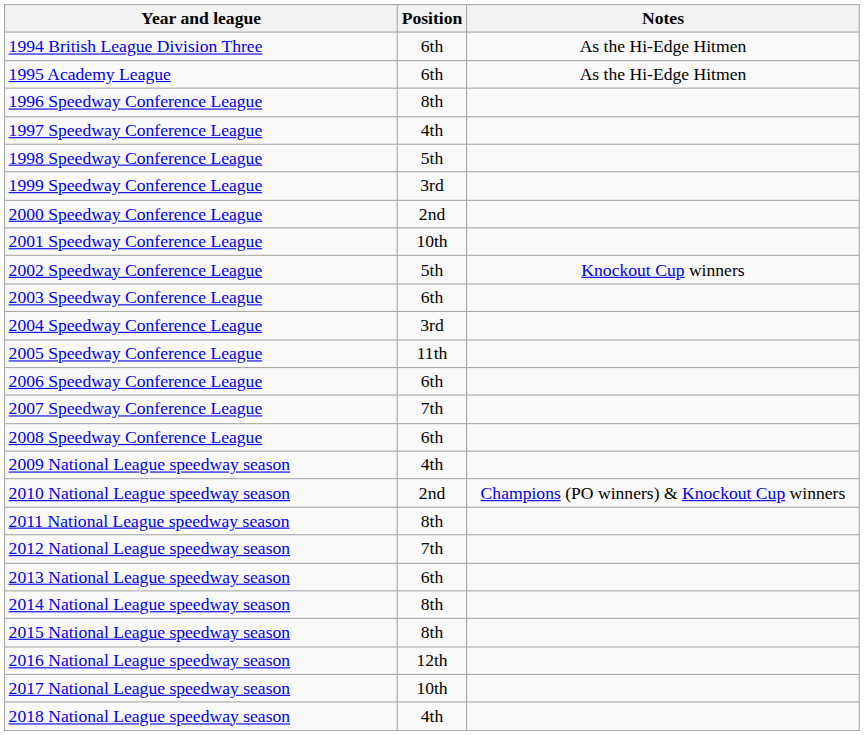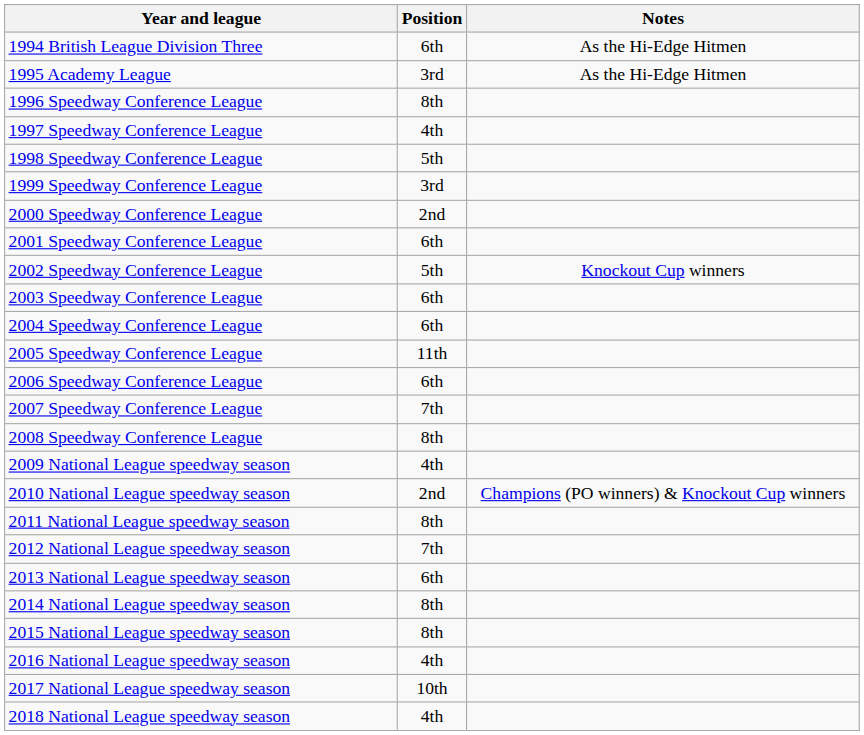(432, 74) 6th -> (432, 74) 3rd
(432, 241) 10th -> (432, 241) 6th
(432, 325) 3rd -> (432, 325) 6th
(432, 437) 6th -> (432, 437) 8th
(432, 660) 12th -> (432, 660) 4th
